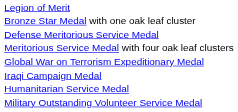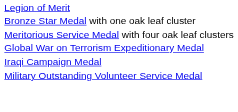- row: (82, 34)
- row: (67, 89)
